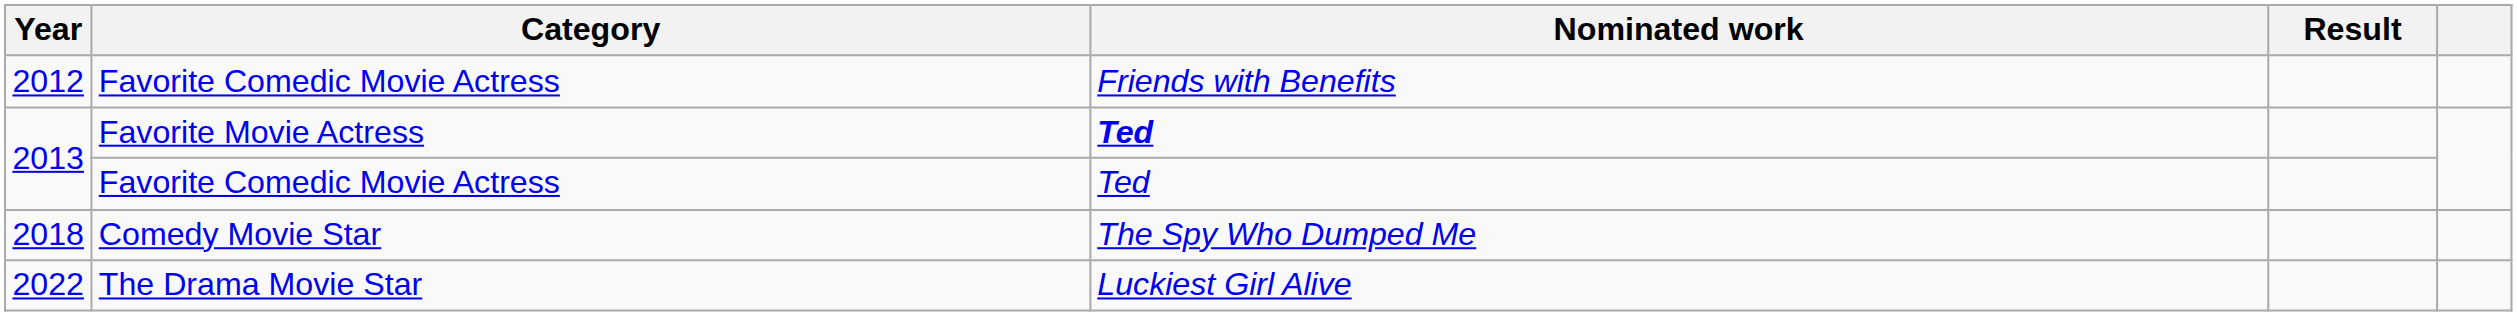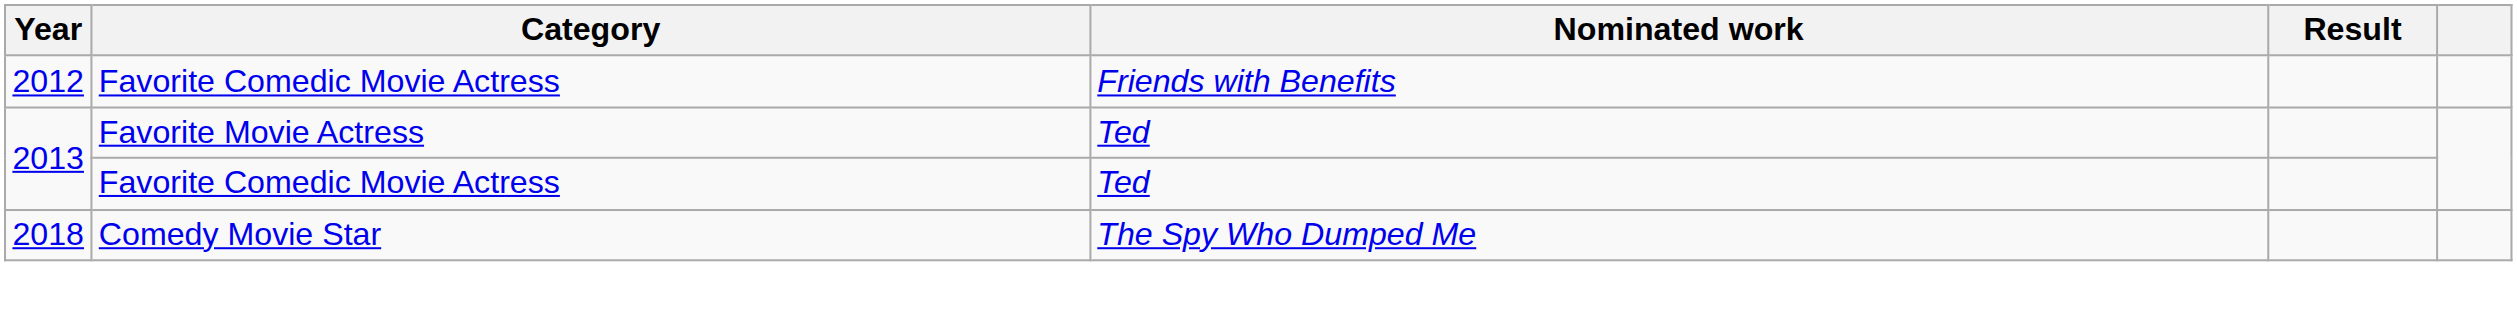(1125, 132) bold -> (1124, 132) normal
- row: (48, 285)
